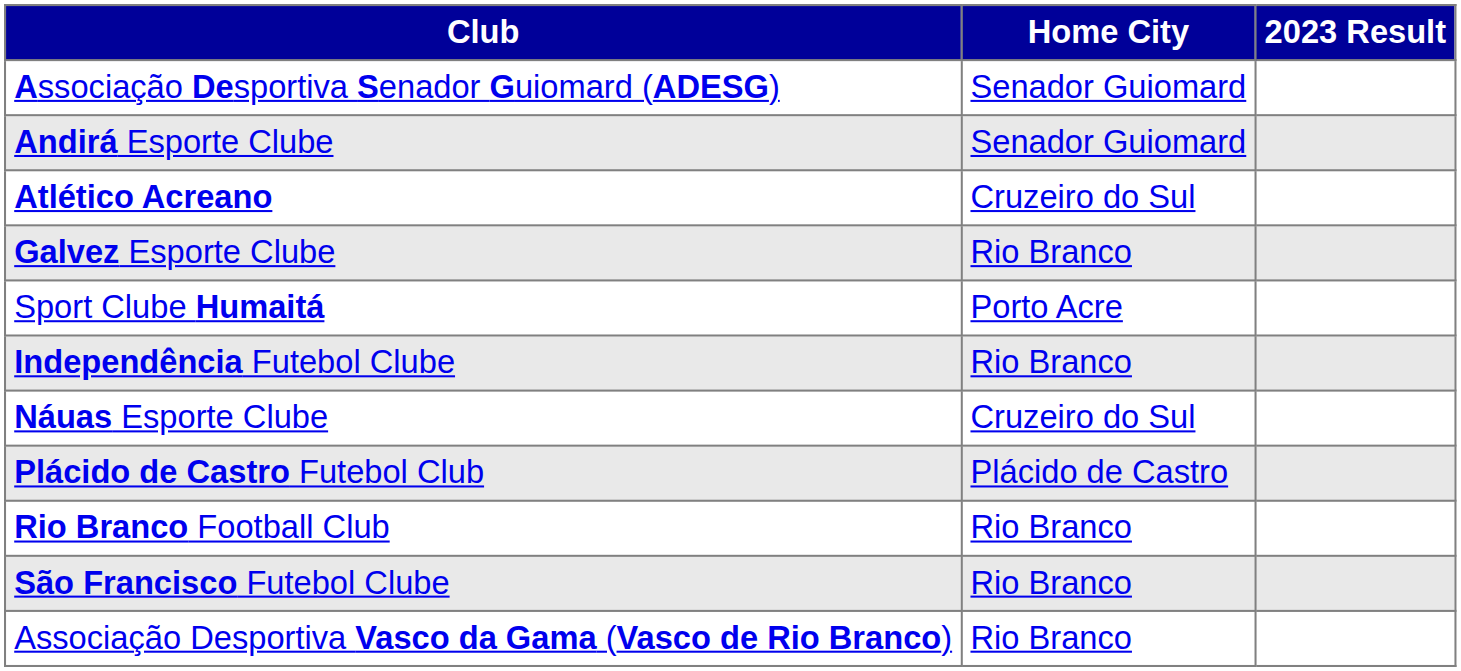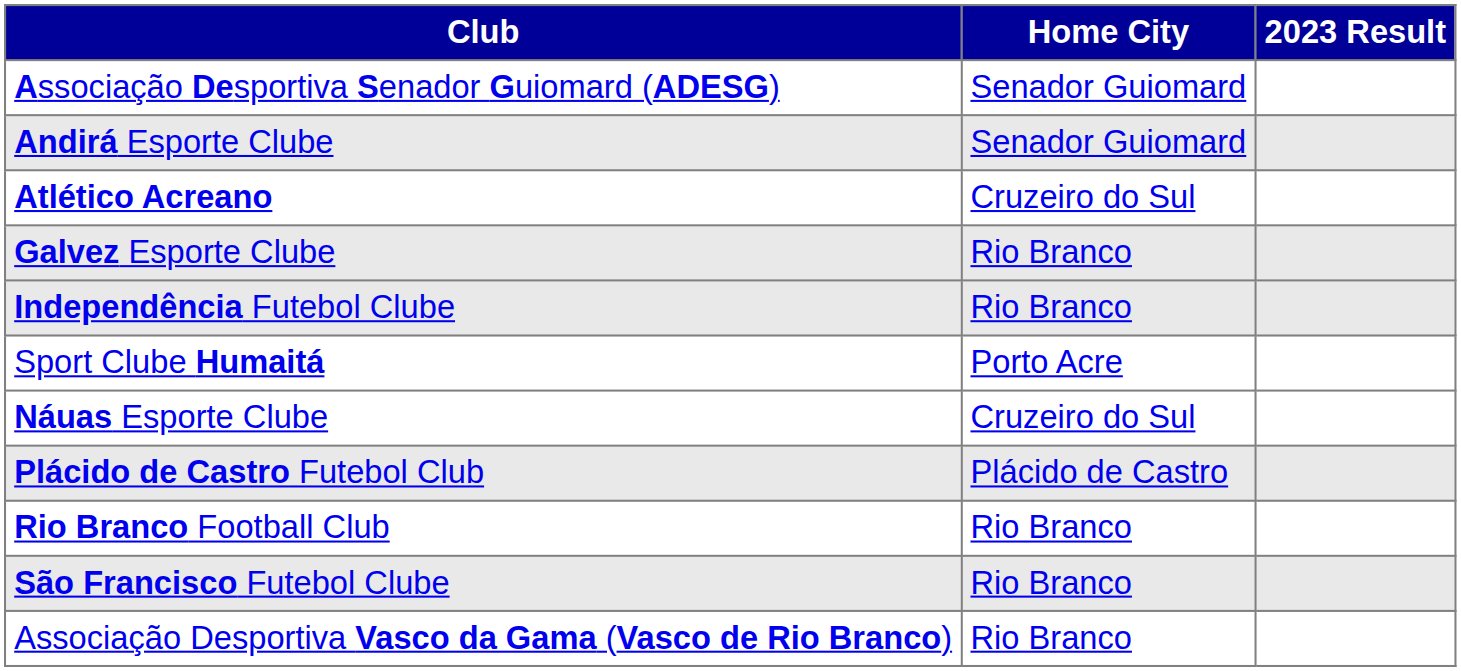rows swapped: (169, 307) <-> (235, 362)
